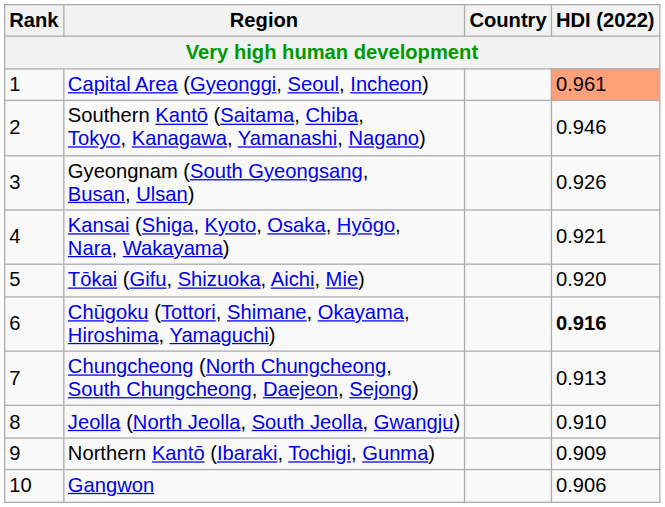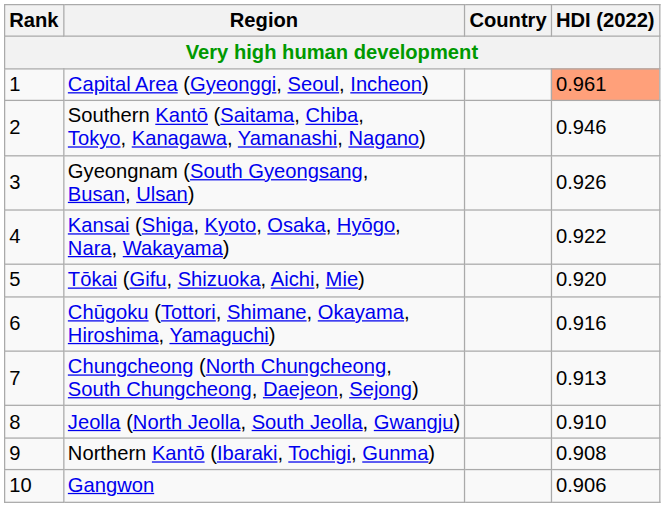(581, 237) 0.921 -> (581, 237) 0.922
(581, 323) bold -> (581, 323) normal
(581, 453) 0.909 -> (581, 453) 0.908
